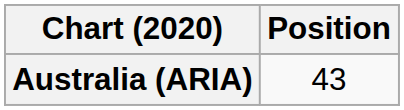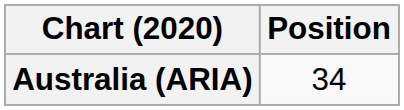(329, 79) 43 -> (329, 79) 34
